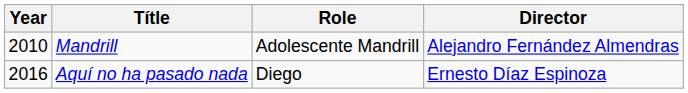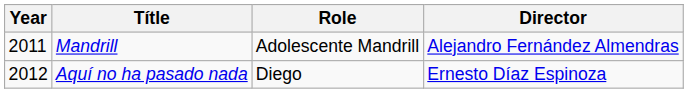(28, 46) 2010 -> (28, 46) 2011
(28, 74) 2016 -> (28, 74) 2012
